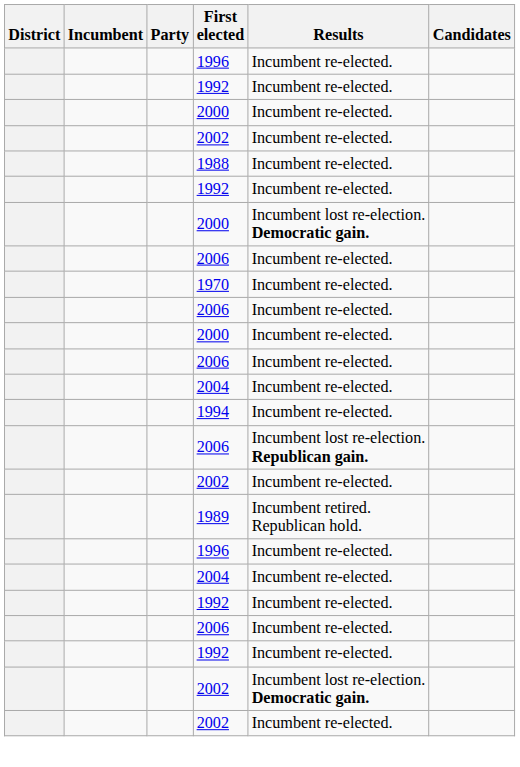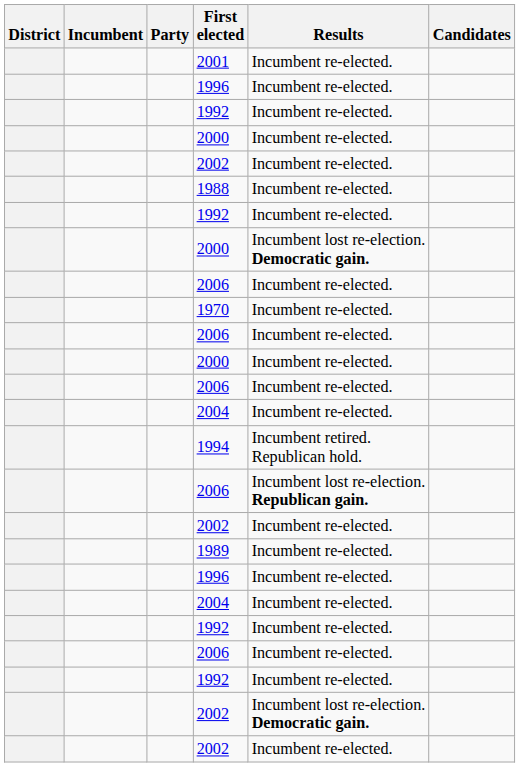+ row: (34, 61)
(322, 412) Incumbent re-elected. -> (311, 447) Incumbent retired. Republican hold.
(311, 516) Incumbent retired. Republican hold. -> (322, 551) Incumbent re-elected.
